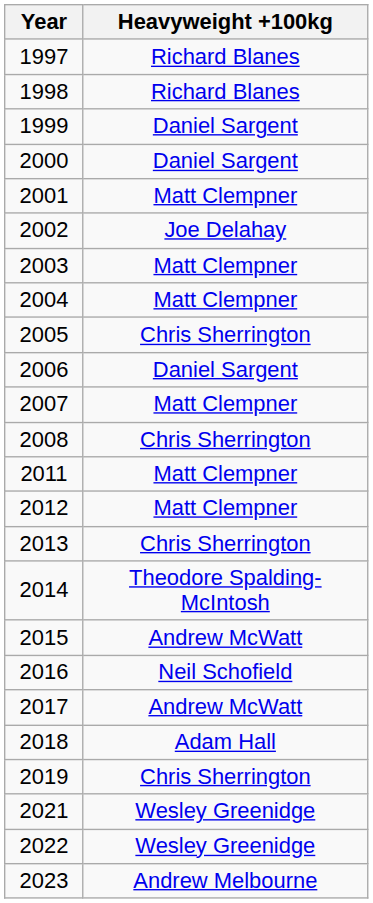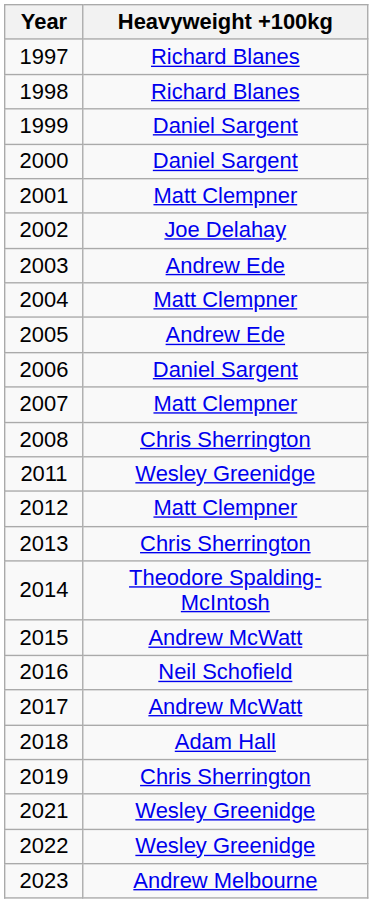(225, 265) Matt Clempner -> (225, 265) Andrew Ede
(225, 334) Chris Sherrington -> (225, 334) Andrew Ede
(225, 473) Matt Clempner -> (225, 473) Wesley Greenidge
